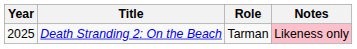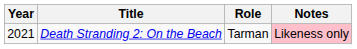(21, 33) 2025 -> (21, 33) 2021
